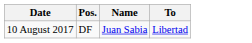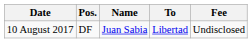+ column: (219, 12)
